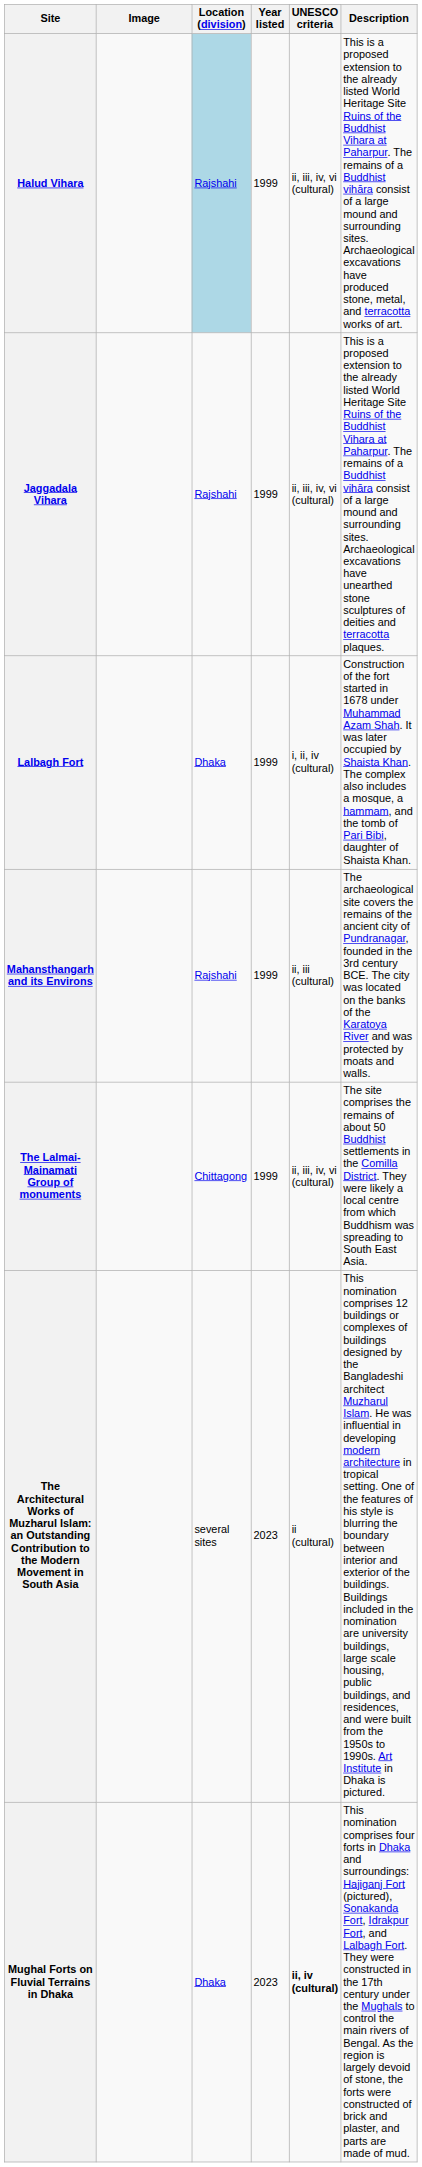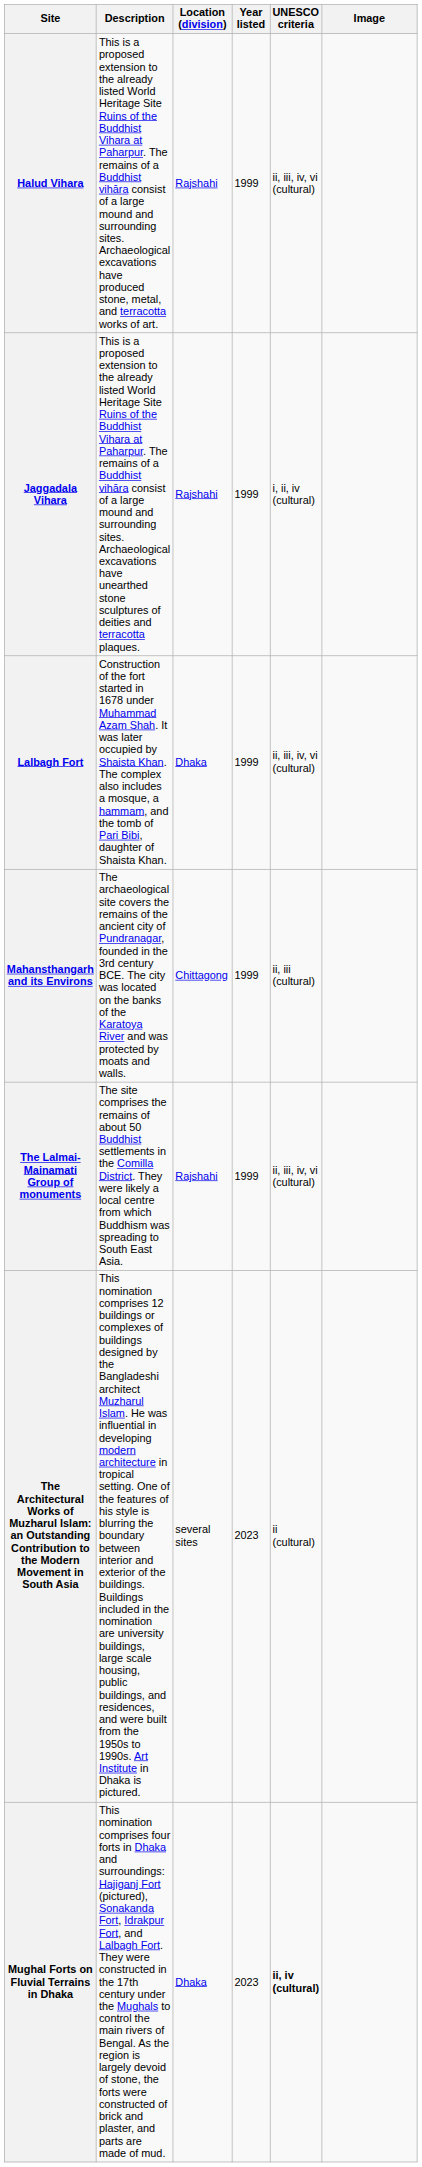columns swapped: (144, 19) <-> (379, 19)
(216, 183) lightblue background -> (196, 183) no background
(314, 494) ii, iii, iv, vi (cultural) -> (294, 494) i, ii, iv (cultural)
(313, 762) i, ii, iv (cultural) -> (295, 762) ii, iii, iv, vi (cultural)
(216, 975) Rajshahi -> (202, 975) Chittagong
(221, 1176) Chittagong -> (196, 1176) Rajshahi
